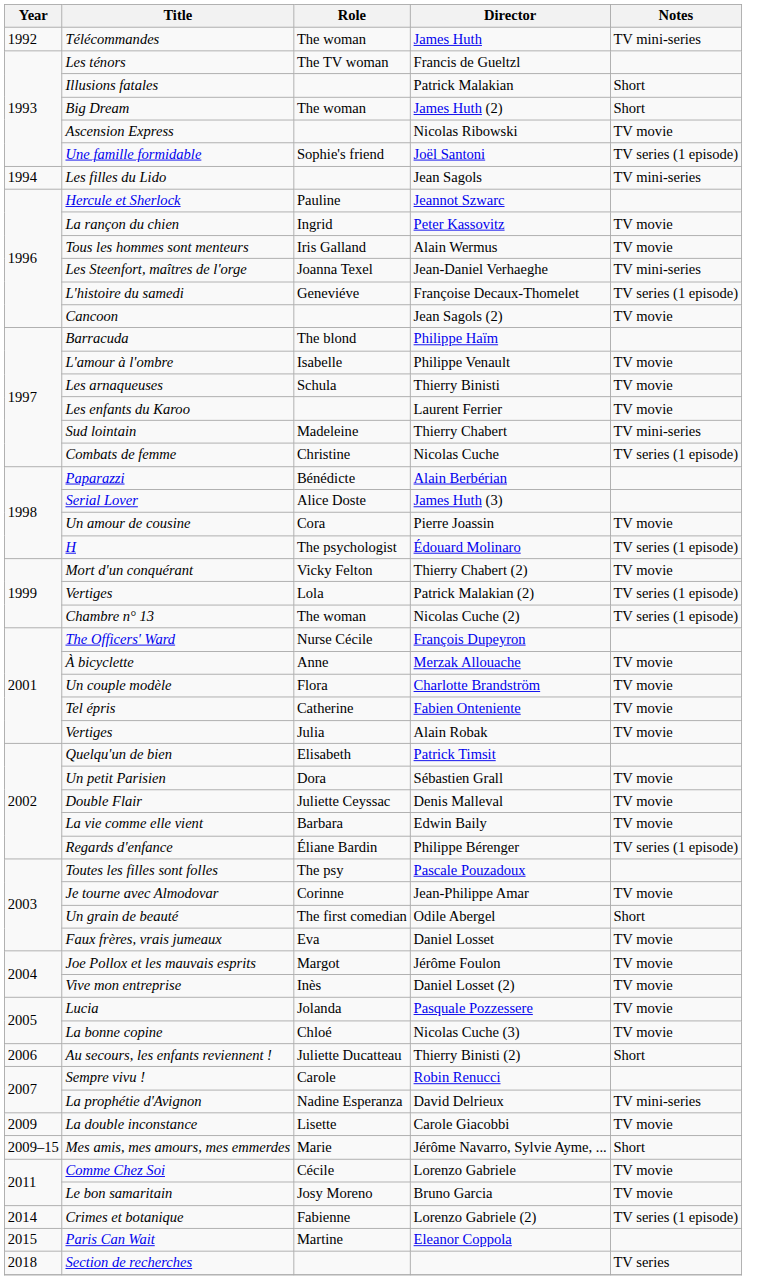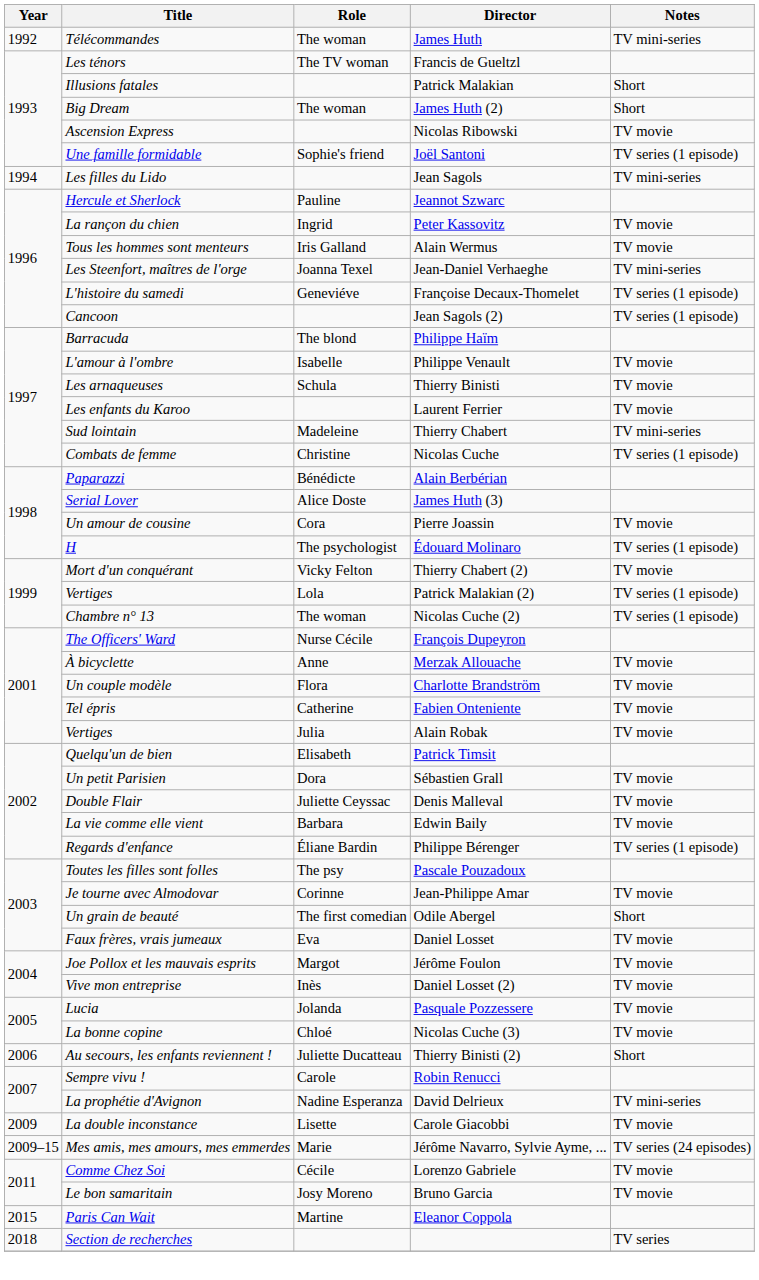(643, 316) TV movie -> (676, 316) TV series (1 episode)
(629, 1147) Short -> (682, 1147) TV series (24 episodes)
- row: (125, 1216)
